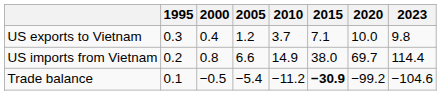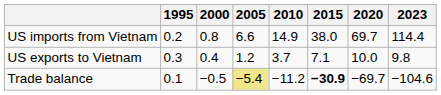rows swapped: (75, 36) <-> (82, 57)
(249, 79) no background -> (249, 79) khaki background
(368, 79) −99.2 -> (368, 79) −69.7
